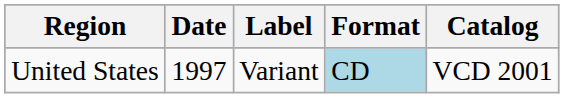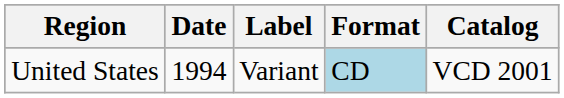(199, 69) 1997 -> (199, 69) 1994
